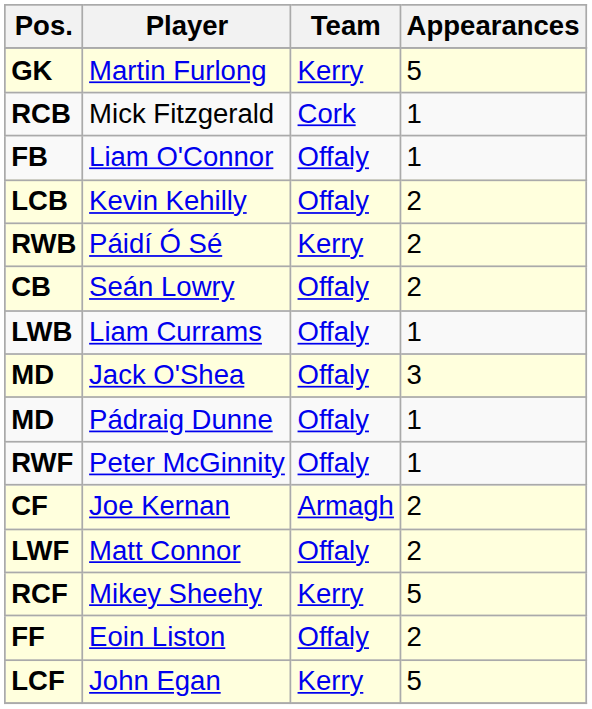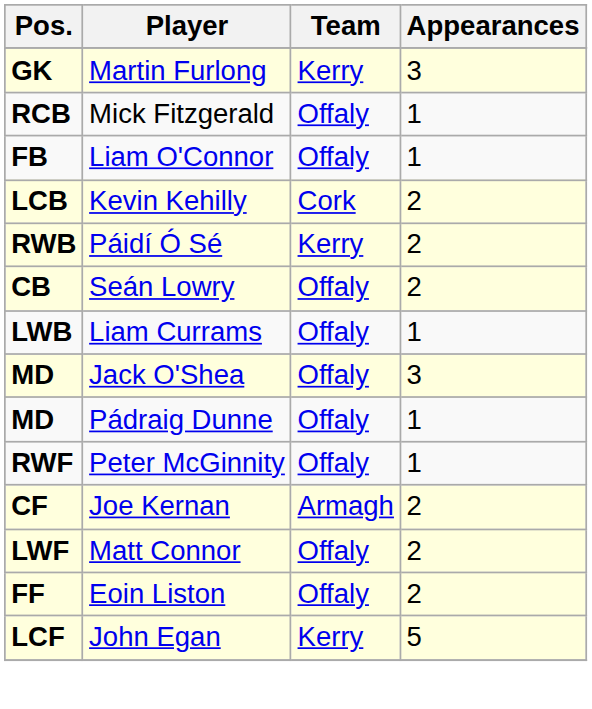(414, 69) 5 -> (414, 69) 3
(327, 113) Cork -> (333, 113) Offaly
(333, 200) Offaly -> (327, 200) Cork
- row: (176, 593)
